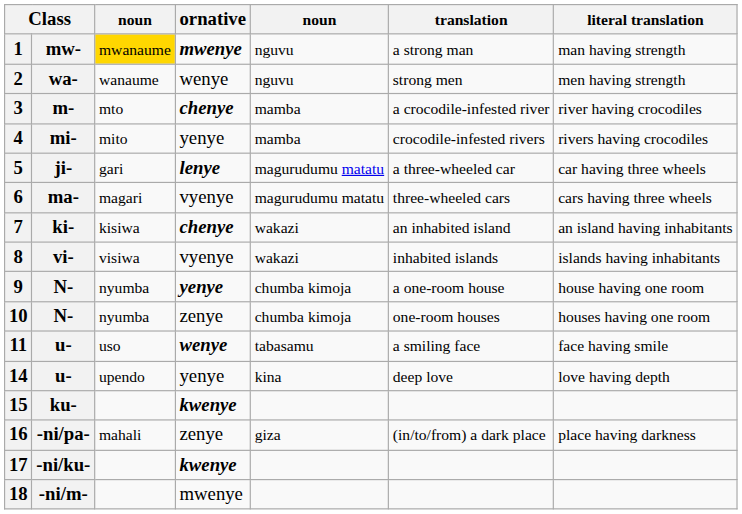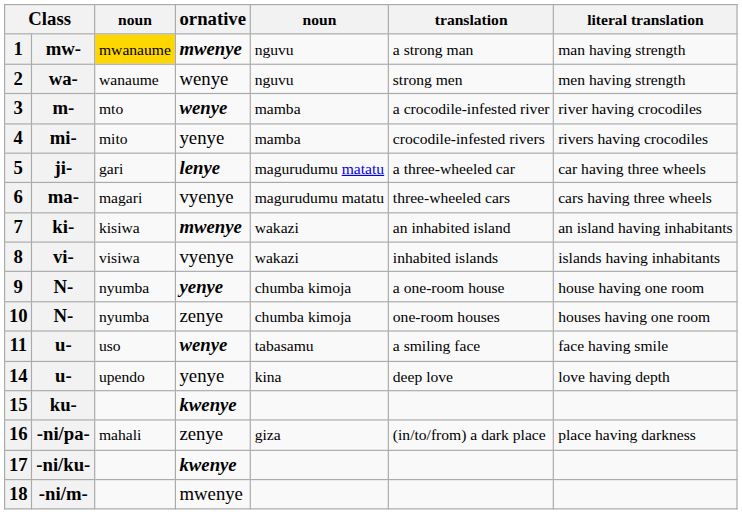(207, 108) chenye -> (203, 108) wenye
(207, 227) chenye -> (211, 227) mwenye
